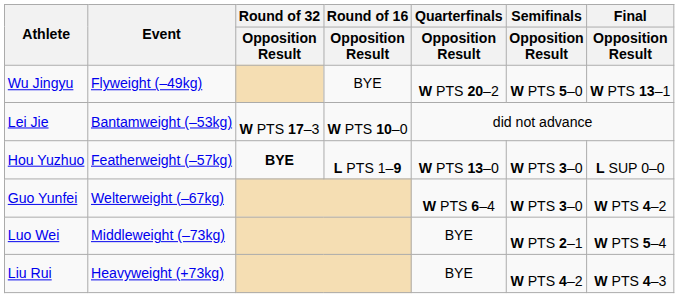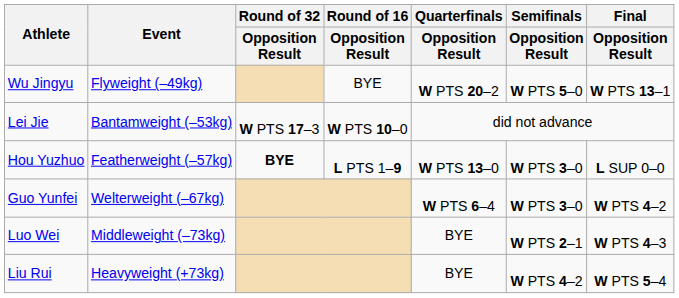(630, 244) W PTS 5–4 -> (630, 244) W PTS 4–3
(630, 282) W PTS 4–3 -> (630, 282) W PTS 5–4
